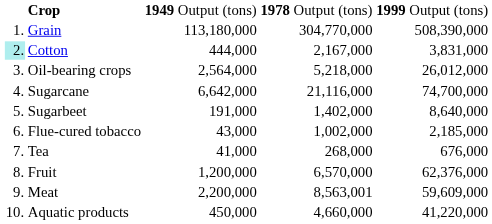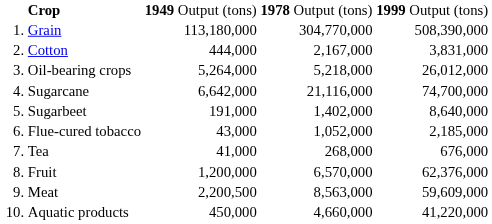(19, 50) paleturquoise background -> (19, 50) no background
(227, 70) 2,564,000 -> (227, 70) 5,264,000
(343, 131) 1,002,000 -> (343, 131) 1,052,000
(227, 192) 2,200,000 -> (227, 192) 2,200,500
(343, 192) 8,563,001 -> (343, 192) 8,563,000
